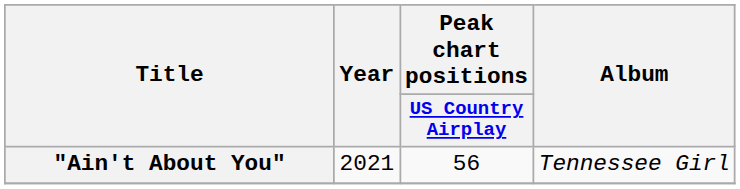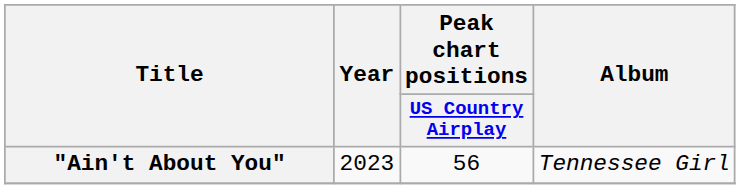(367, 164) 2021 -> (367, 164) 2023
